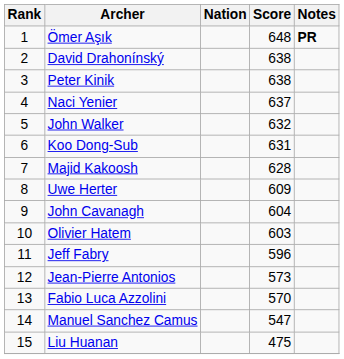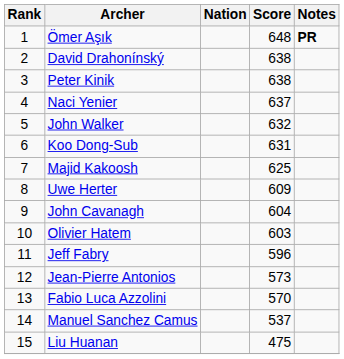(280, 168) 628 -> (280, 168) 625
(280, 320) 547 -> (280, 320) 537
